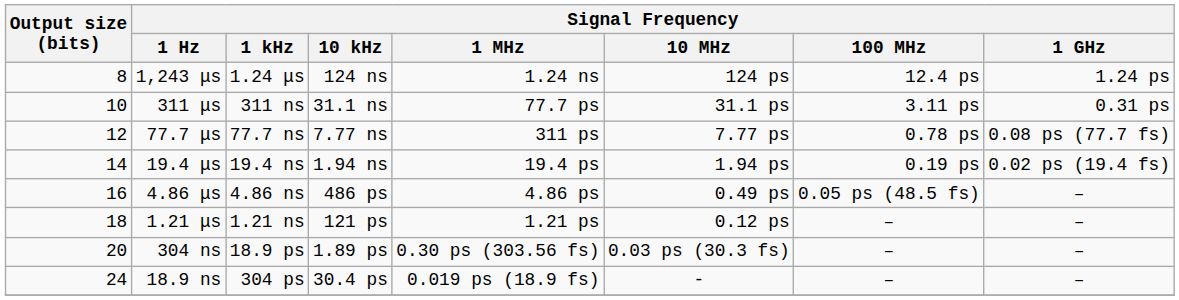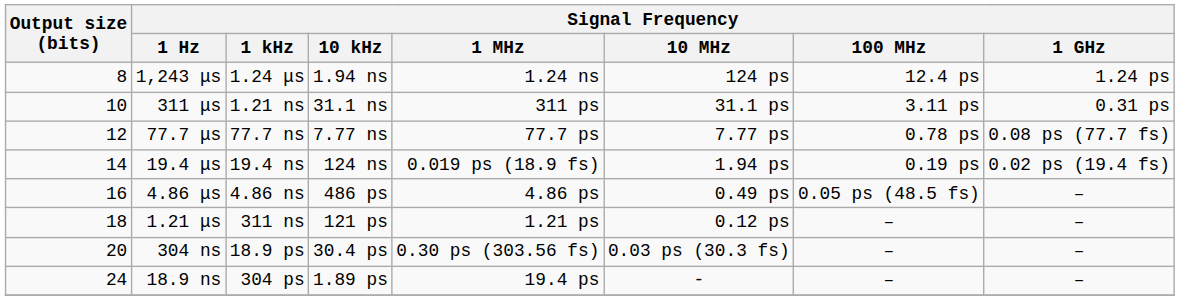(356, 77) 124 ns -> (350, 77) 1.94 ns
(273, 106) 311 ns -> (267, 106) 1.21 ns
(562, 106) 77.7 ps -> (567, 106) 311 ps
(567, 135) 311 ps -> (562, 135) 77.7 ps
(350, 164) 1.94 ns -> (356, 164) 124 ns
(562, 164) 19.4 ps -> (503, 164) 0.019 ps (18.9 fs)
(267, 222) 1.21 ns -> (273, 222) 311 ns
(350, 251) 1.89 ps -> (350, 251) 30.4 ps
(350, 280) 30.4 ps -> (350, 280) 1.89 ps
(503, 280) 0.019 ps (18.9 fs) -> (562, 280) 19.4 ps
